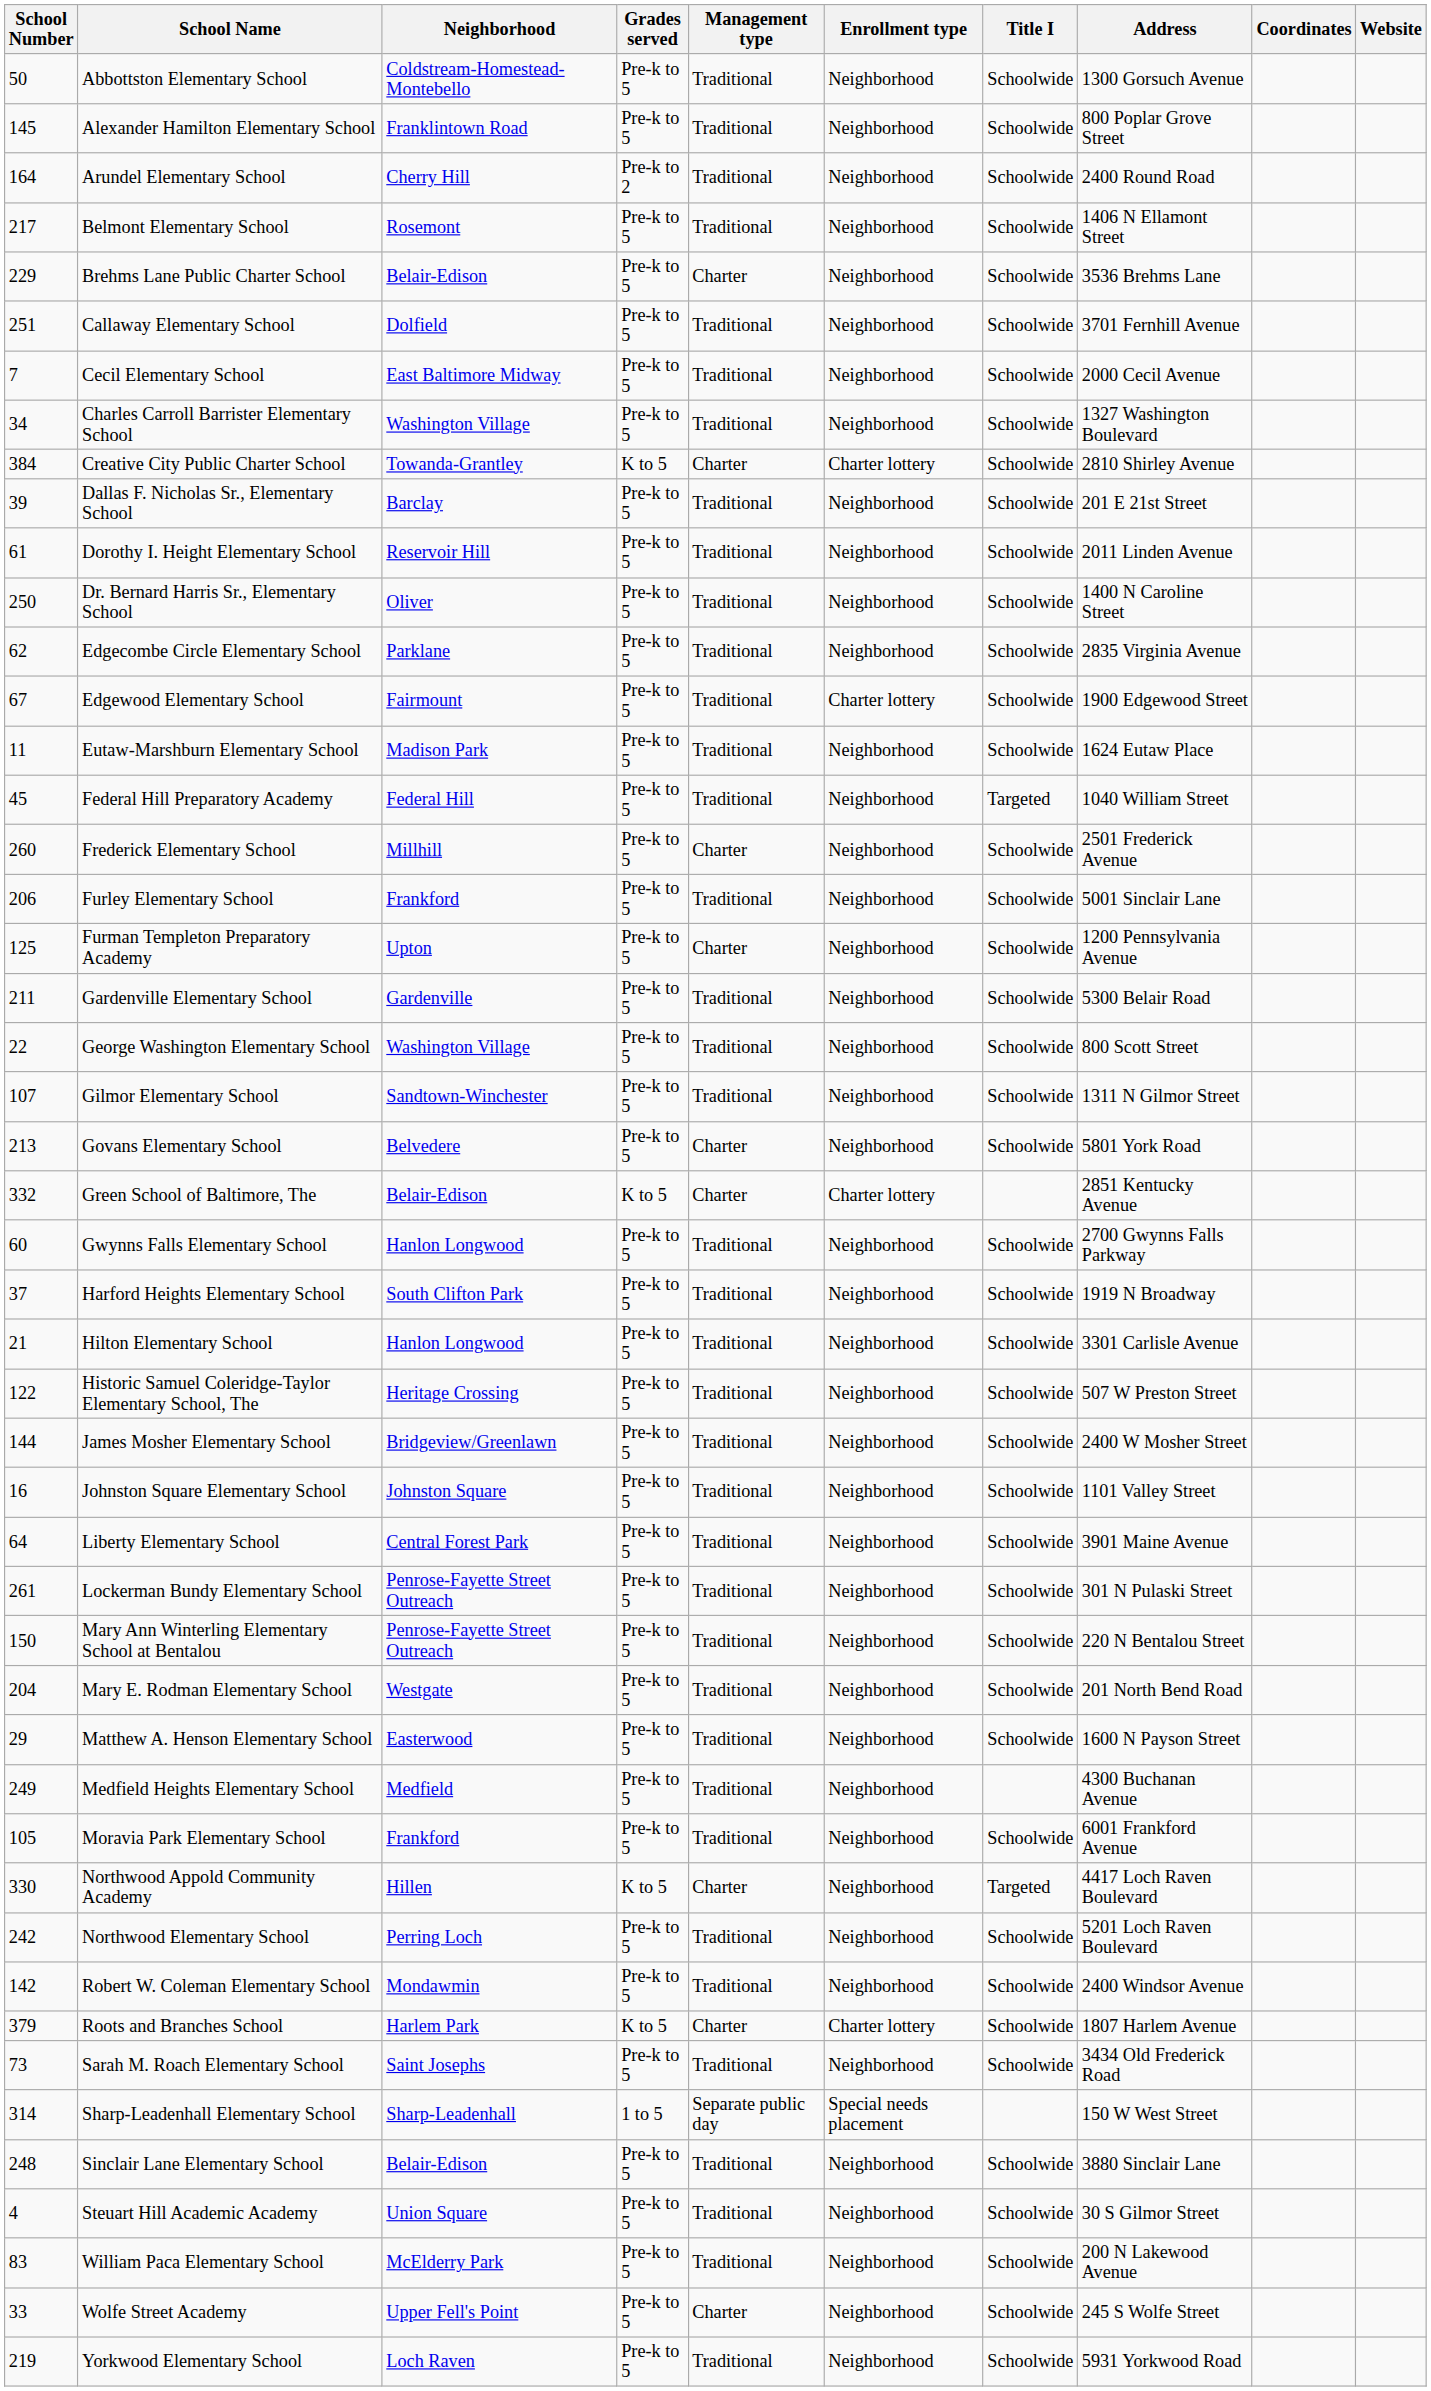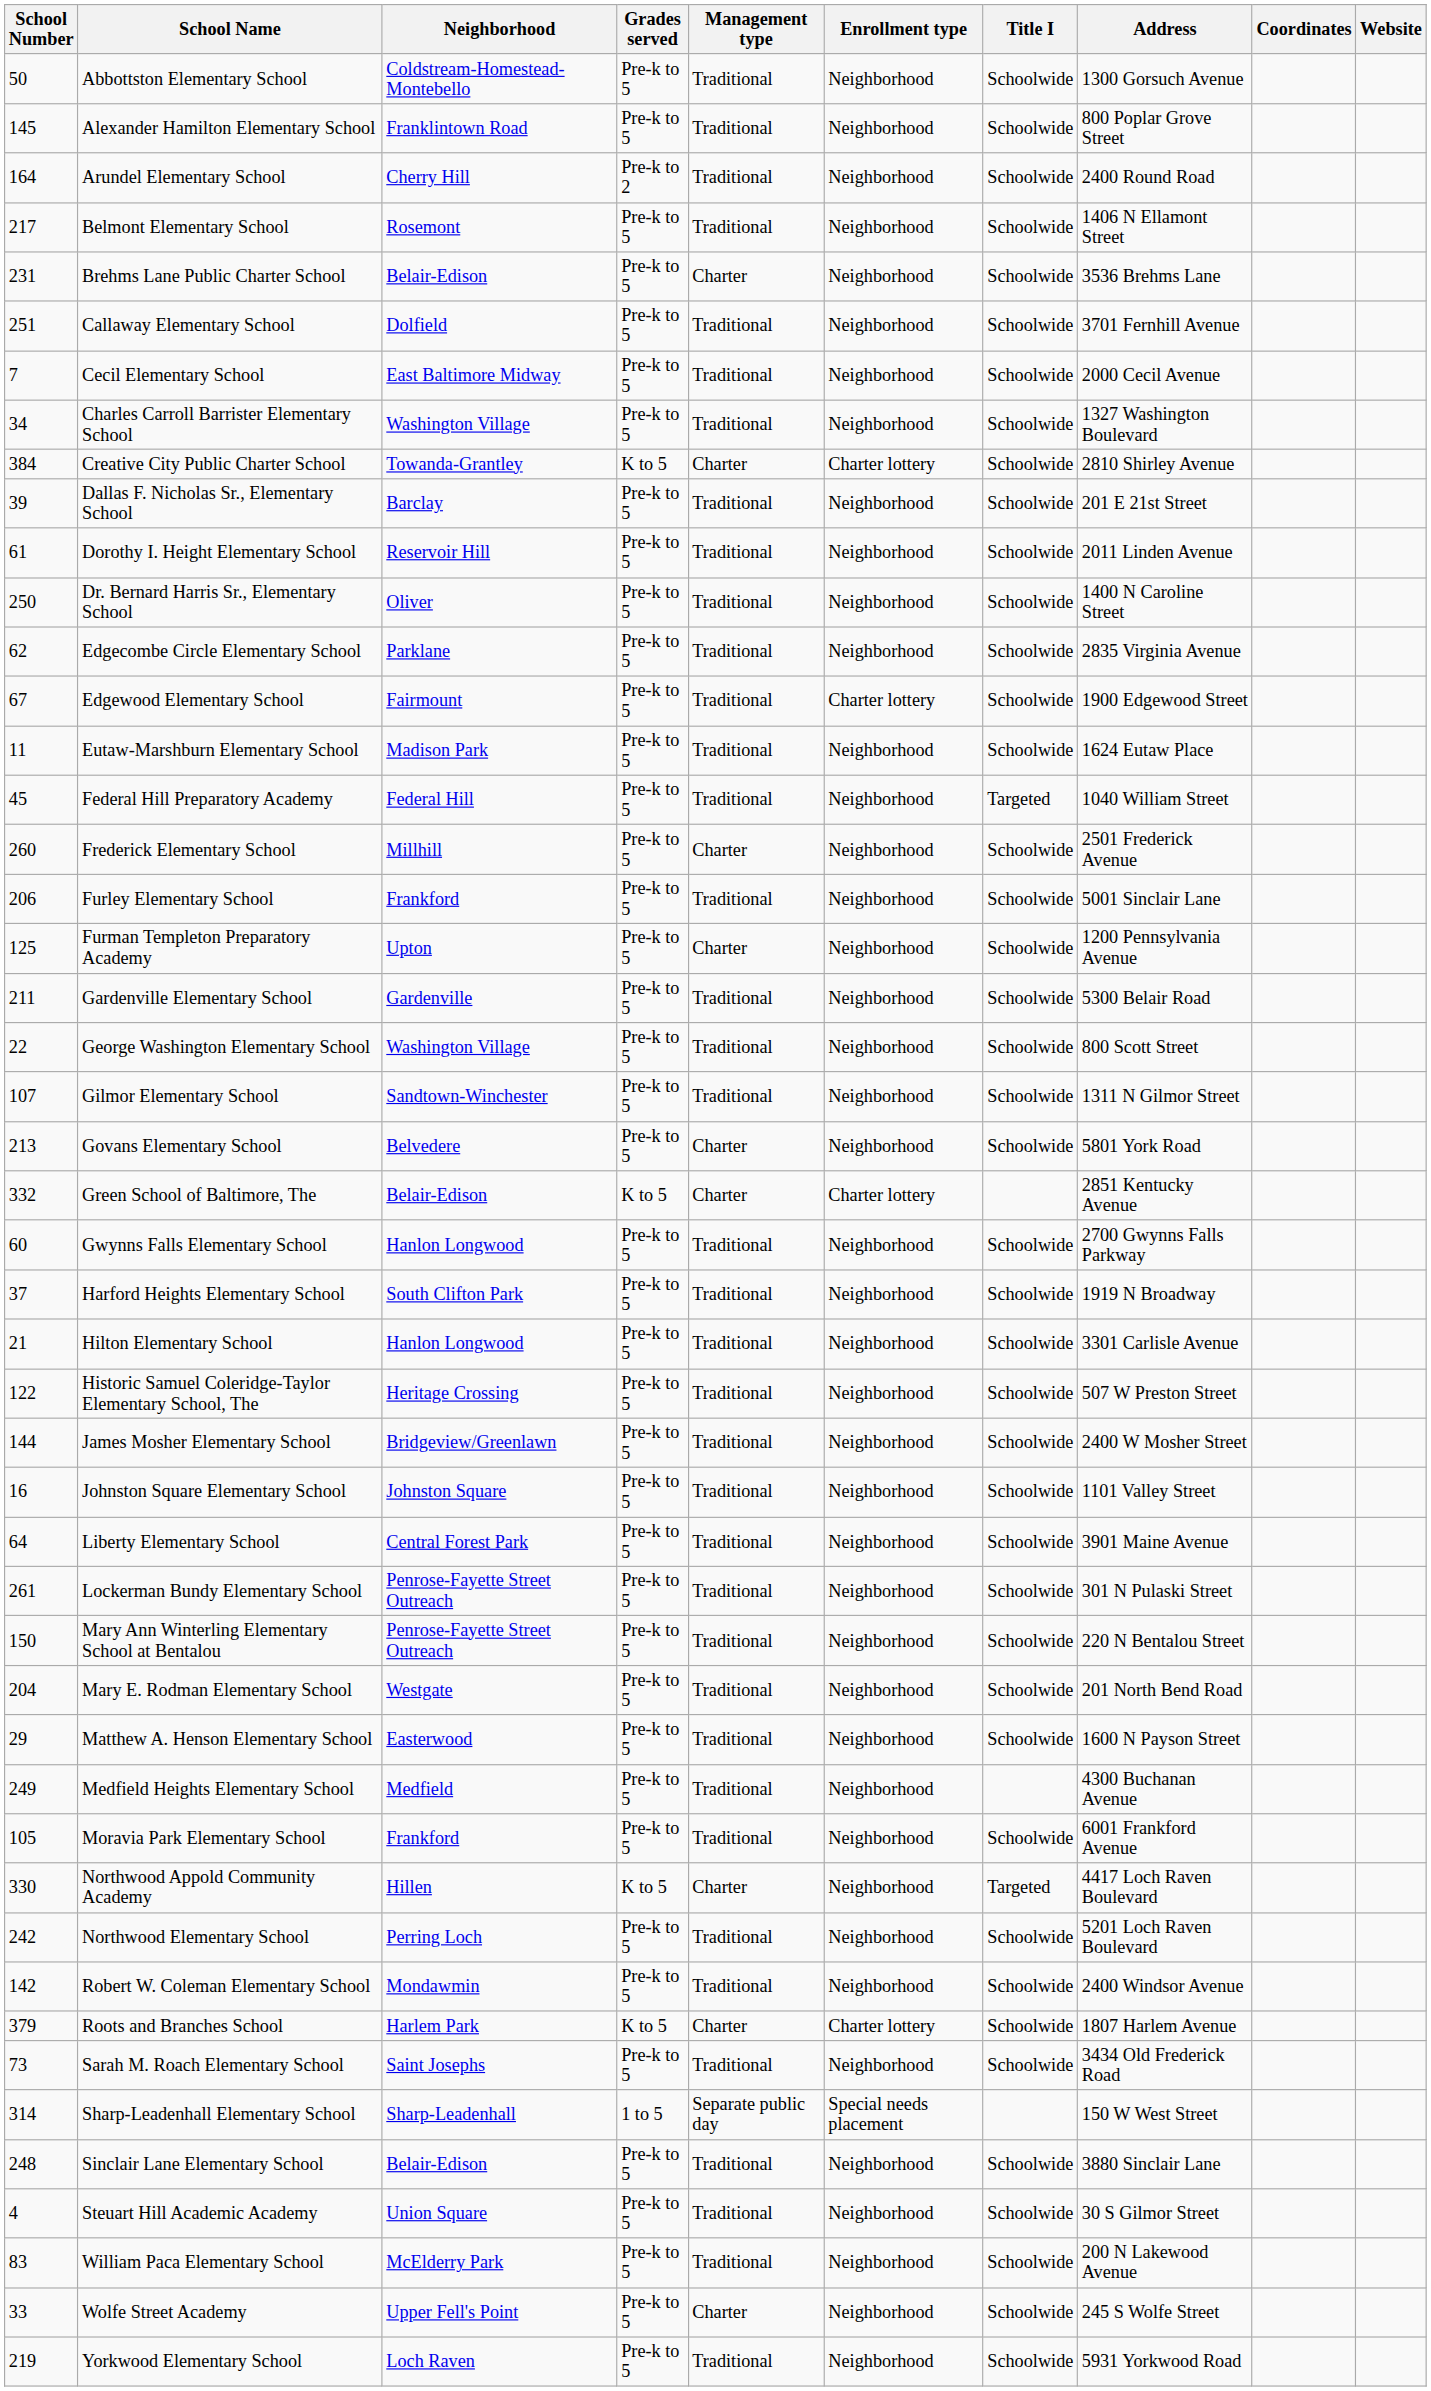(22, 276) 229 -> (22, 276) 231
